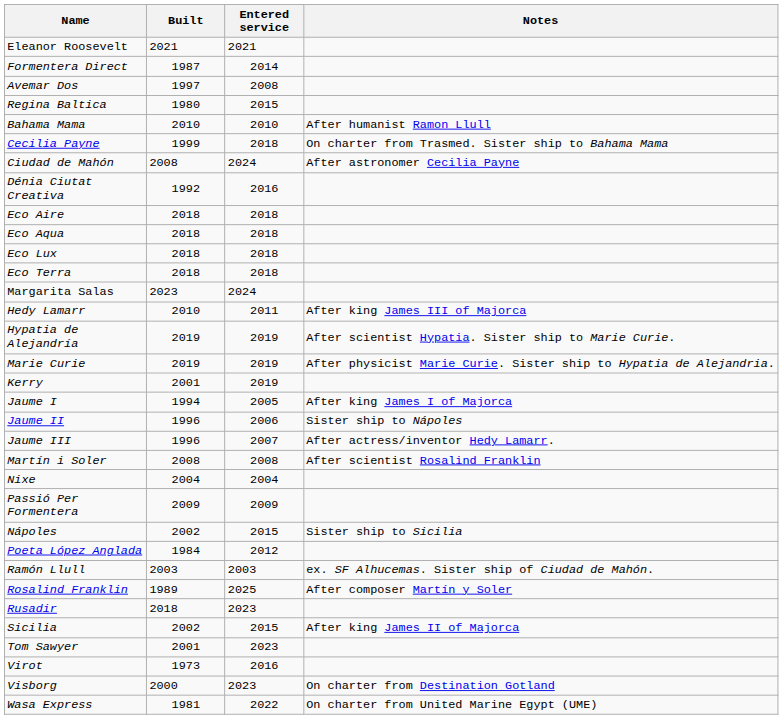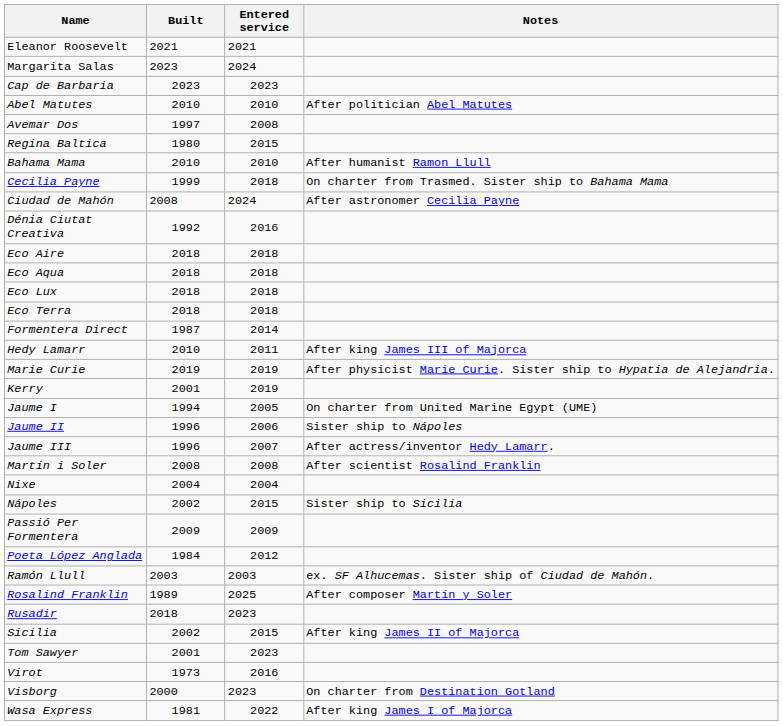rows swapped: (61, 292) <-> (68, 66)
+ row: (61, 86)
+ row: (50, 105)
- row: (43, 337)
(409, 402) After king James I of Majorca -> (452, 408) On charter from United Marine Egypt (UME)
rows swapped: (32, 531) <-> (43, 505)
(452, 705) On charter from United Marine Egypt (UME) -> (409, 711) After king James I of Majorca
